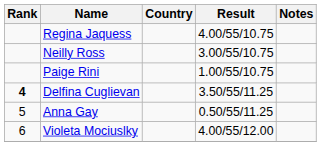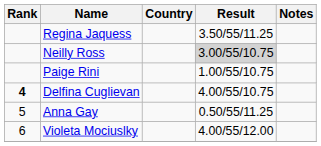(236, 33) 4.00/55/10.75 -> (236, 33) 3.50/55/11.25
(236, 53) no background -> (236, 53) lightgrey background
(236, 92) 3.50/55/11.25 -> (236, 92) 4.00/55/10.75
